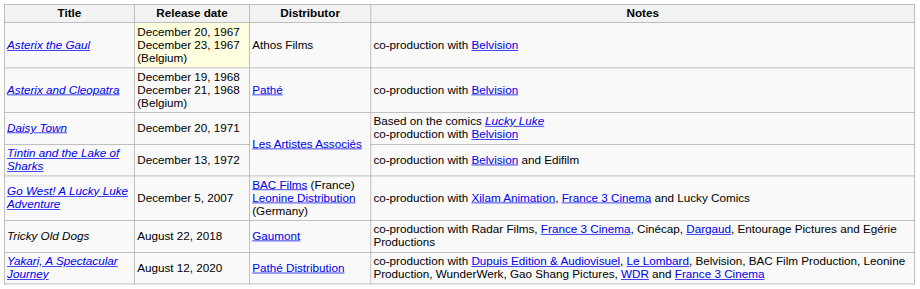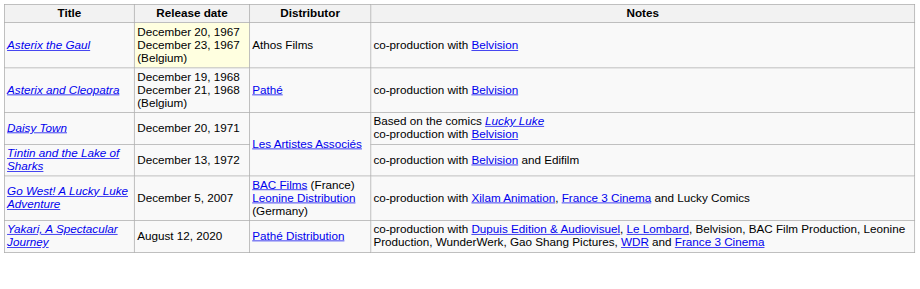- row: (48, 236)
